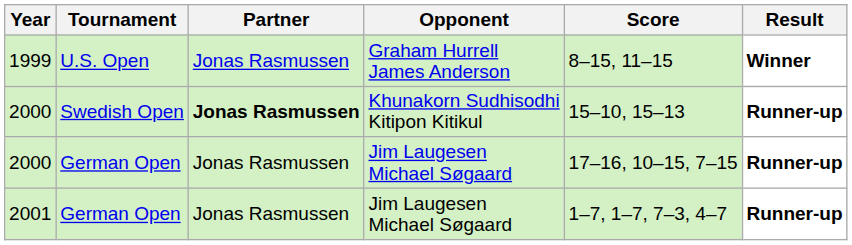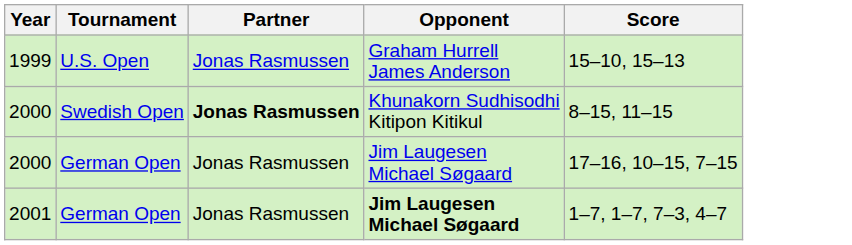- column: (795, 20)
(621, 61) 8–15, 11–15 -> (627, 61) 15–10, 15–13
(627, 112) 15–10, 15–13 -> (621, 112) 8–15, 11–15
(440, 214) normal -> (444, 214) bold
